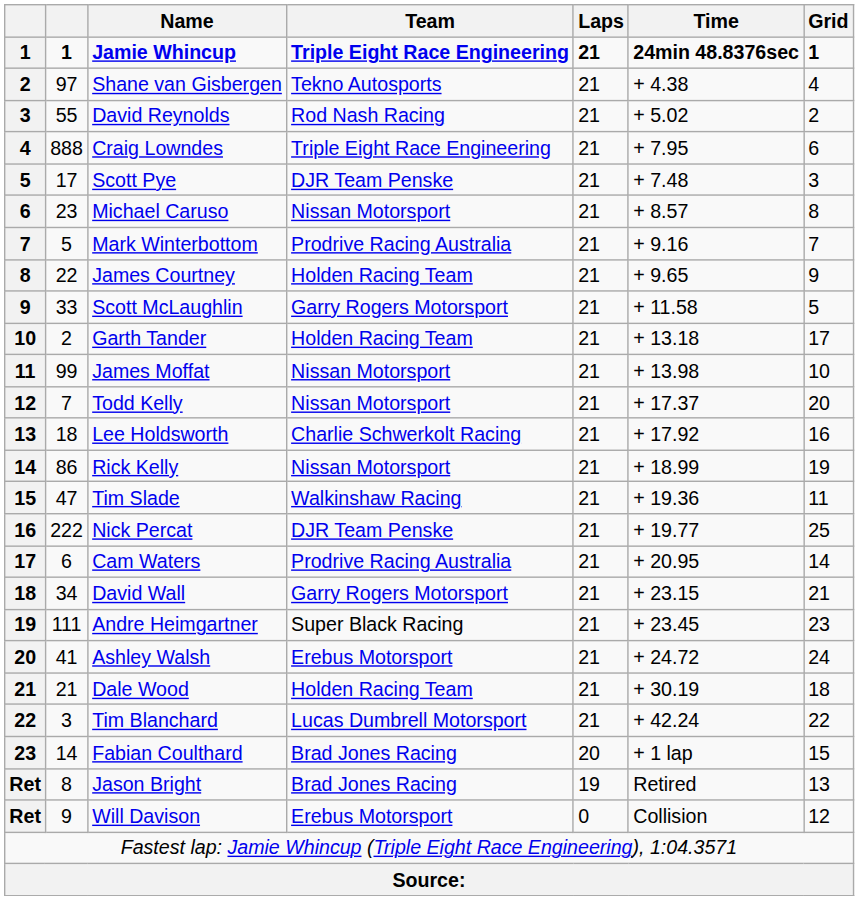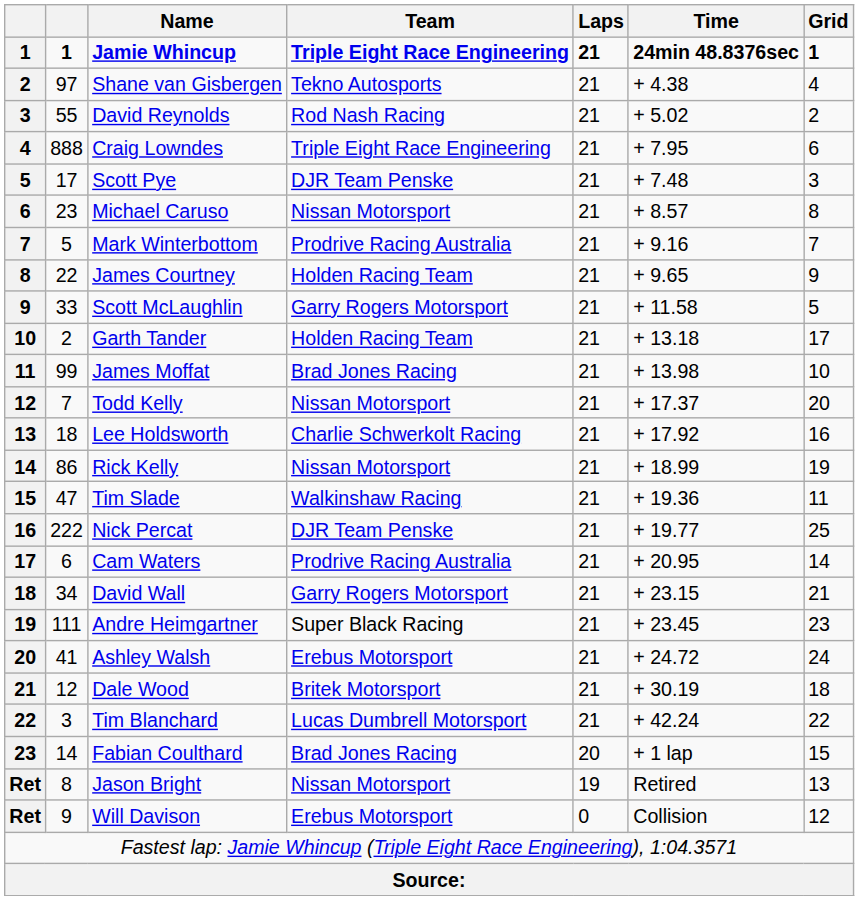(371, 370) Nissan Motorsport -> (374, 370) Brad Jones Racing
(67, 689) 21 -> (67, 689) 12
(382, 689) Holden Racing Team -> (366, 689) Britek Motorsport
(374, 784) Brad Jones Racing -> (371, 784) Nissan Motorsport
